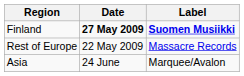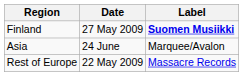(113, 29) bold -> (113, 29) normal
rows swapped: (42, 46) <-> (17, 63)
